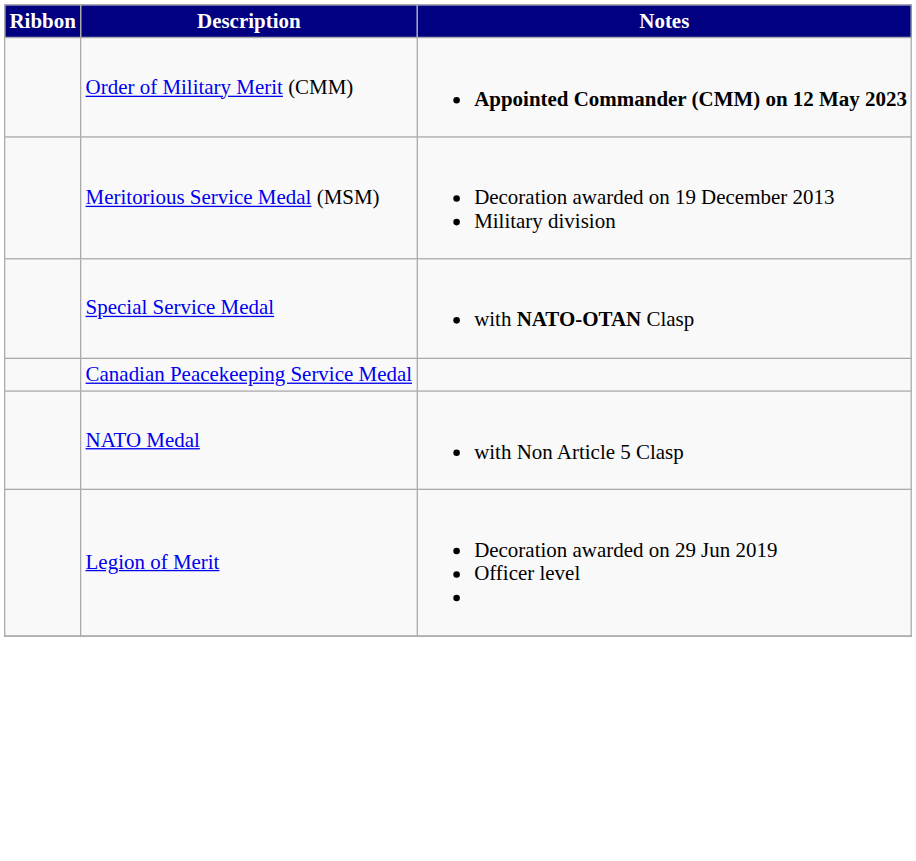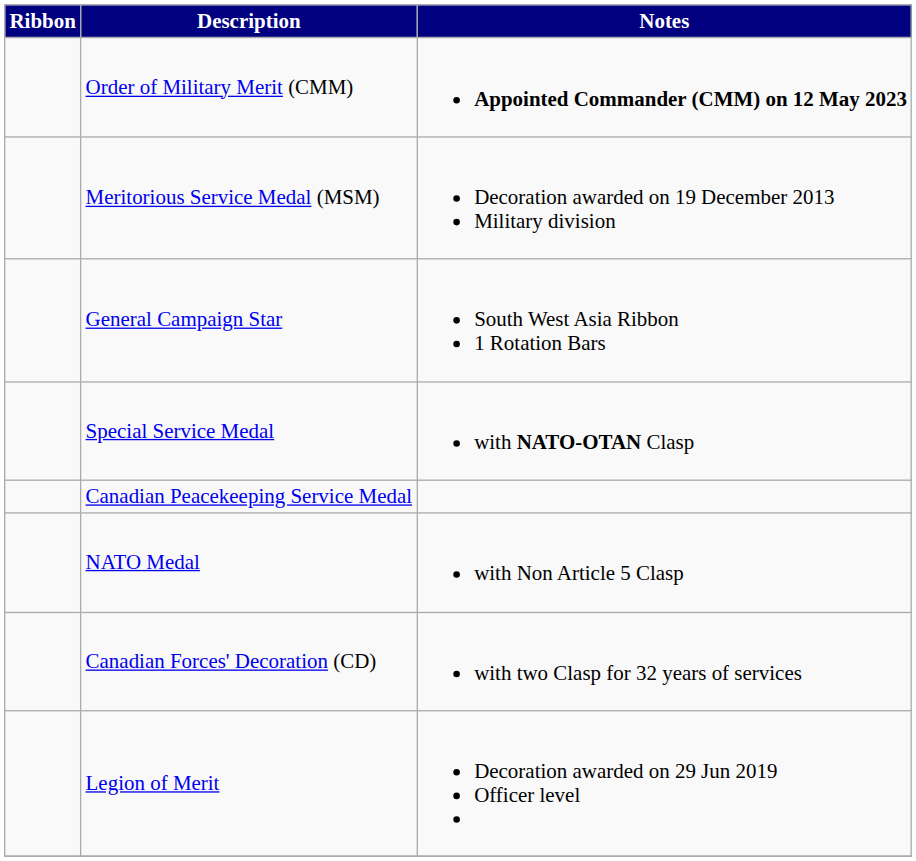+ row: (184, 319)
+ row: (231, 661)
